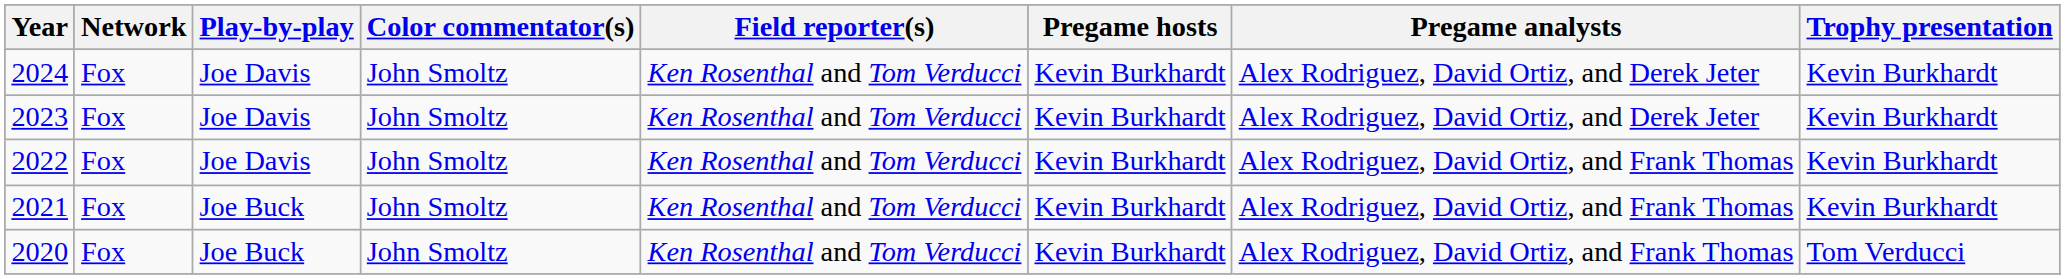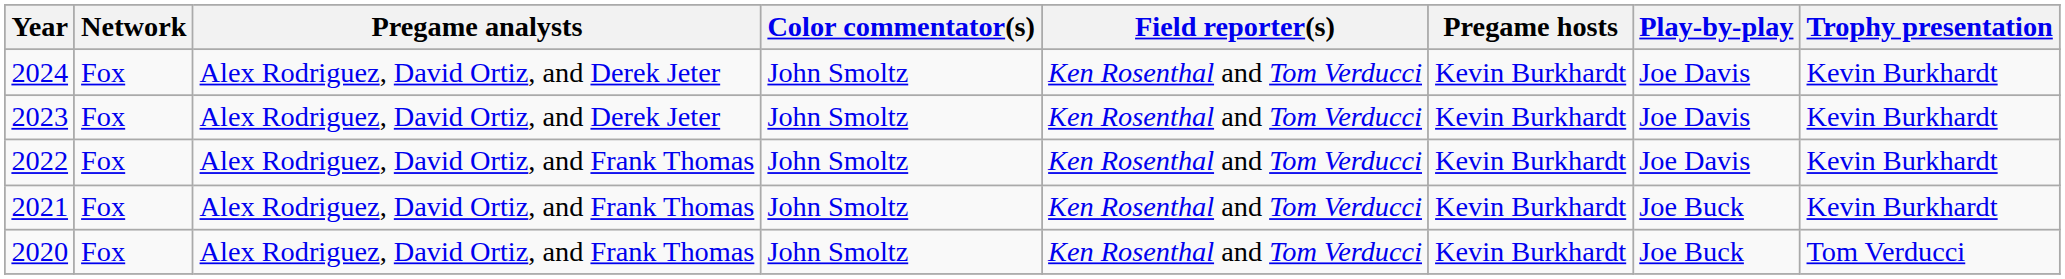columns swapped: (277, 26) <-> (1516, 26)
